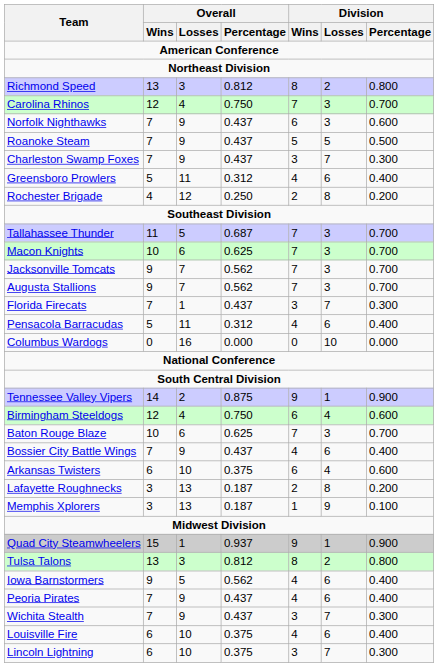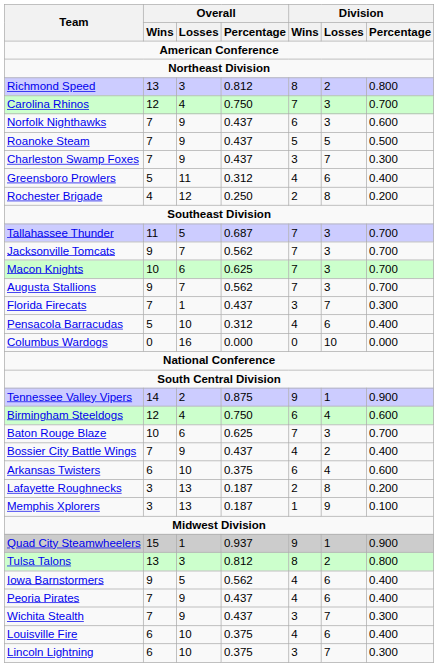rows swapped: (45, 251) <-> (61, 269)
(185, 324) 11 -> (185, 324) 10
(327, 452) 6 -> (327, 452) 2
